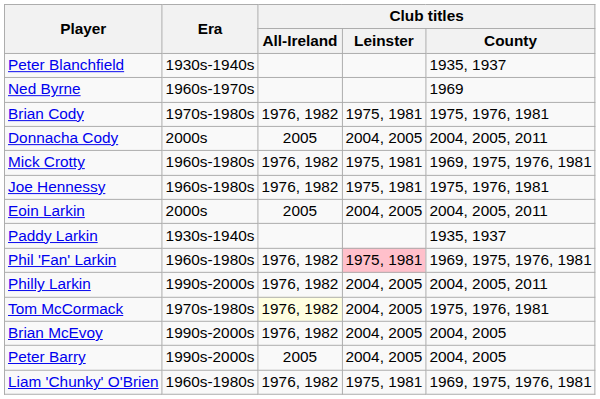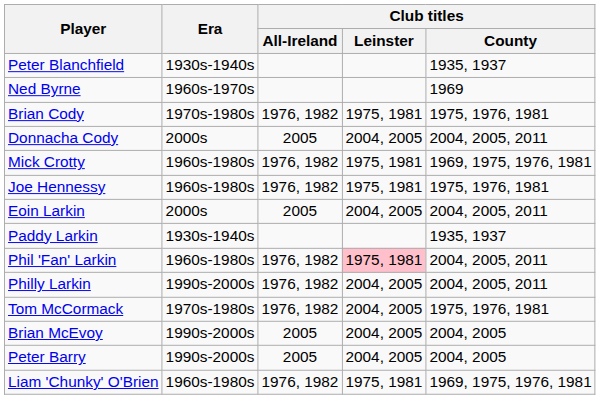(511, 260) 1969, 1975, 1976, 1981 -> (489, 260) 2004, 2005, 2011
(300, 308) lightyellow background -> (300, 308) no background
(300, 333) 1976, 1982 -> (300, 333) 2005
